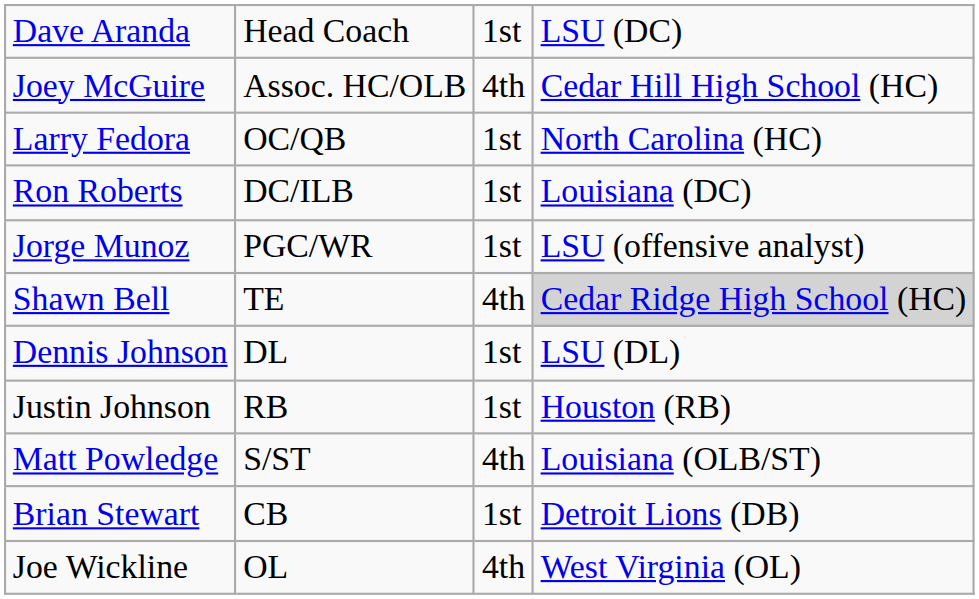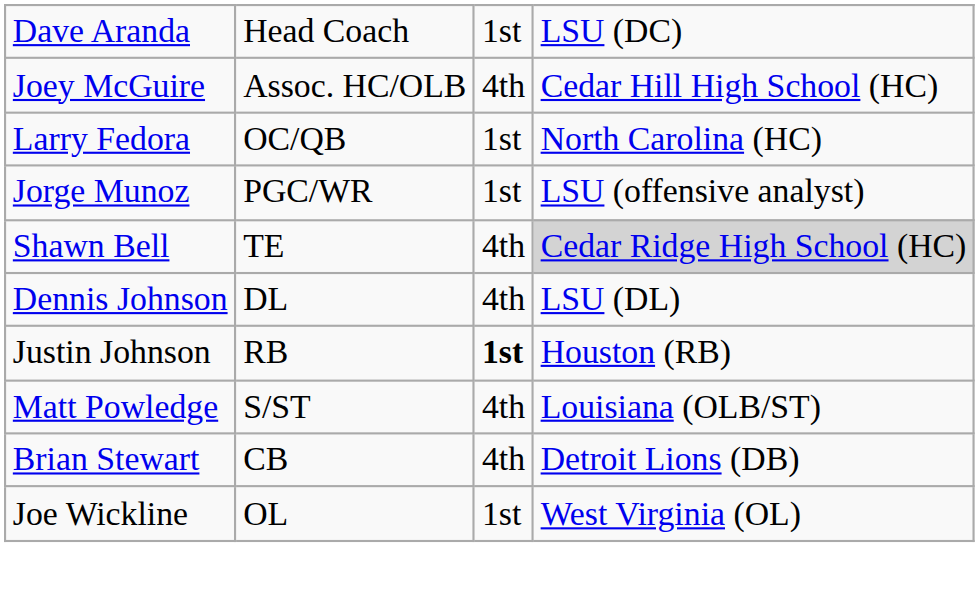- row: (98, 191)
(502, 352) 1st -> (503, 298) 4th
(502, 406) normal -> (503, 352) bold
(502, 513) 1st -> (503, 459) 4th
(503, 566) 4th -> (502, 513) 1st
